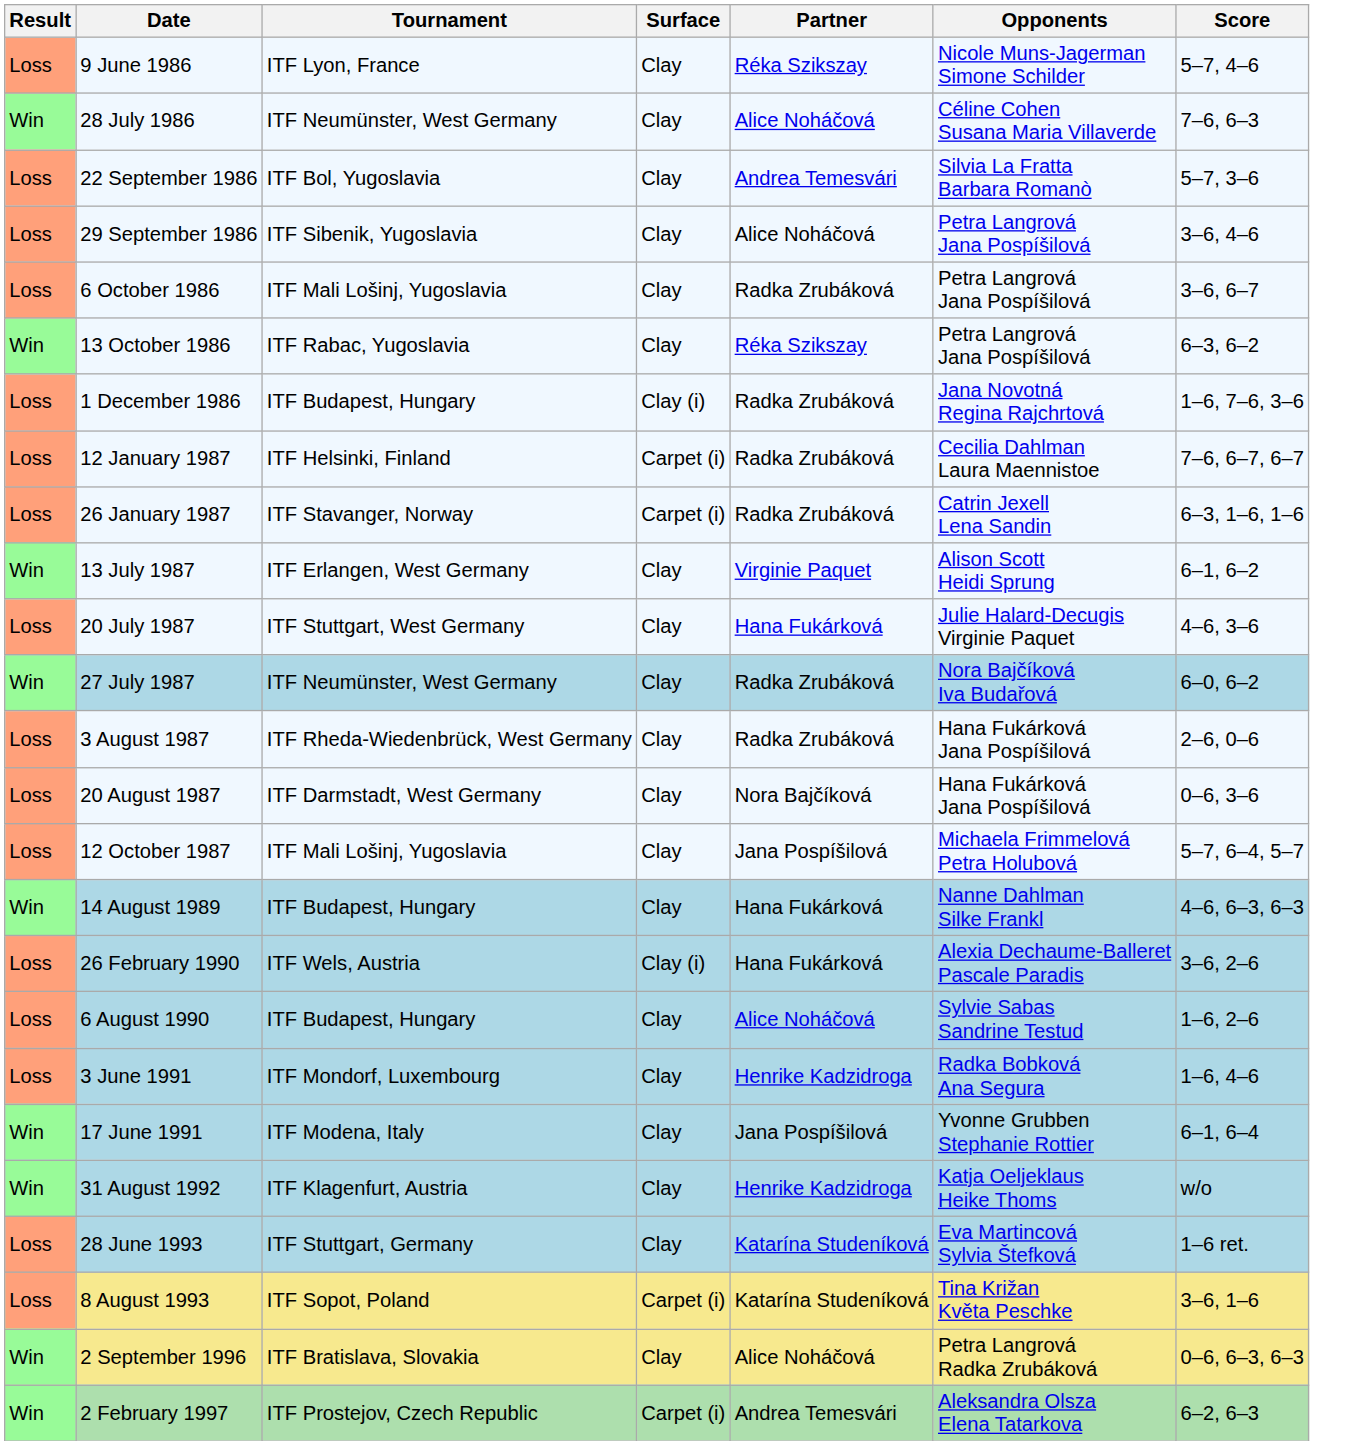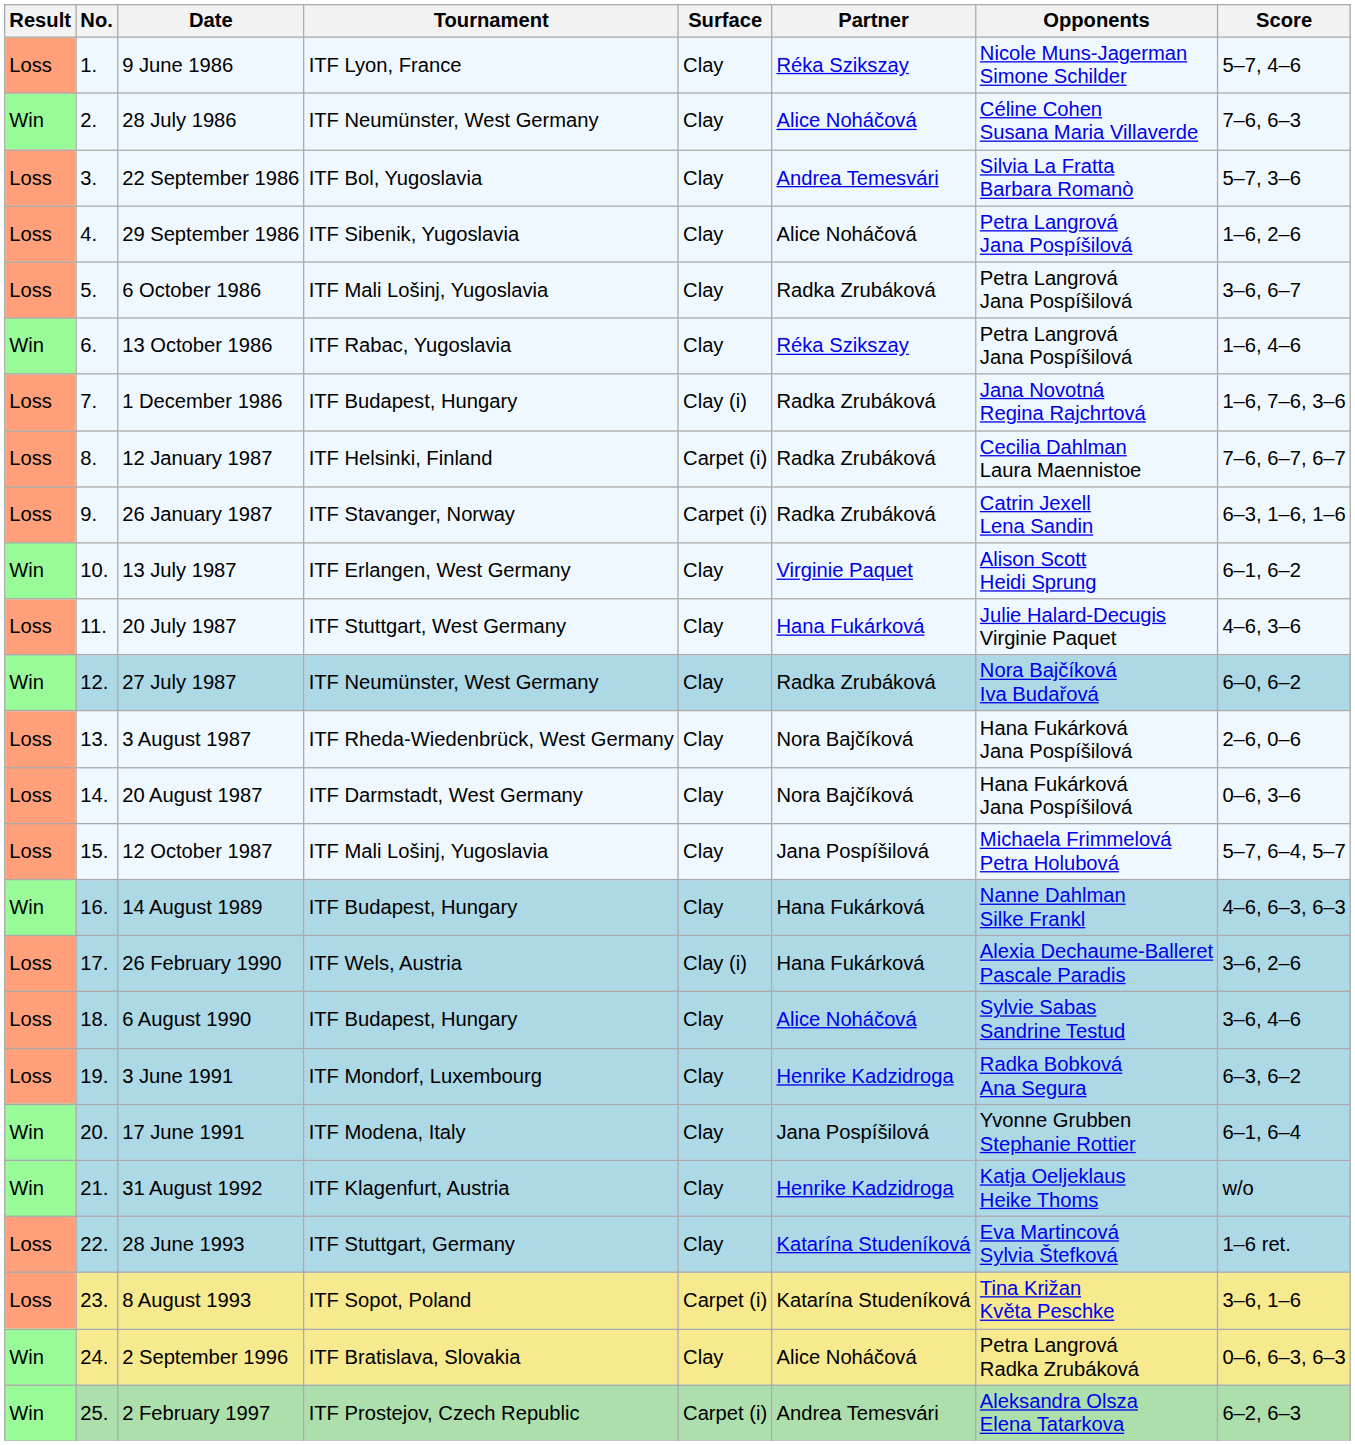+ column: (97, 20)
(1220, 233) 3–6, 4–6 -> (1262, 233) 1–6, 2–6
(1220, 345) 6–3, 6–2 -> (1262, 345) 1–6, 4–6
(814, 738) Radka Zrubáková -> (845, 738) Nora Bajčíková
(1220, 1019) 1–6, 2–6 -> (1262, 1019) 3–6, 4–6
(1220, 1075) 1–6, 4–6 -> (1262, 1075) 6–3, 6–2
